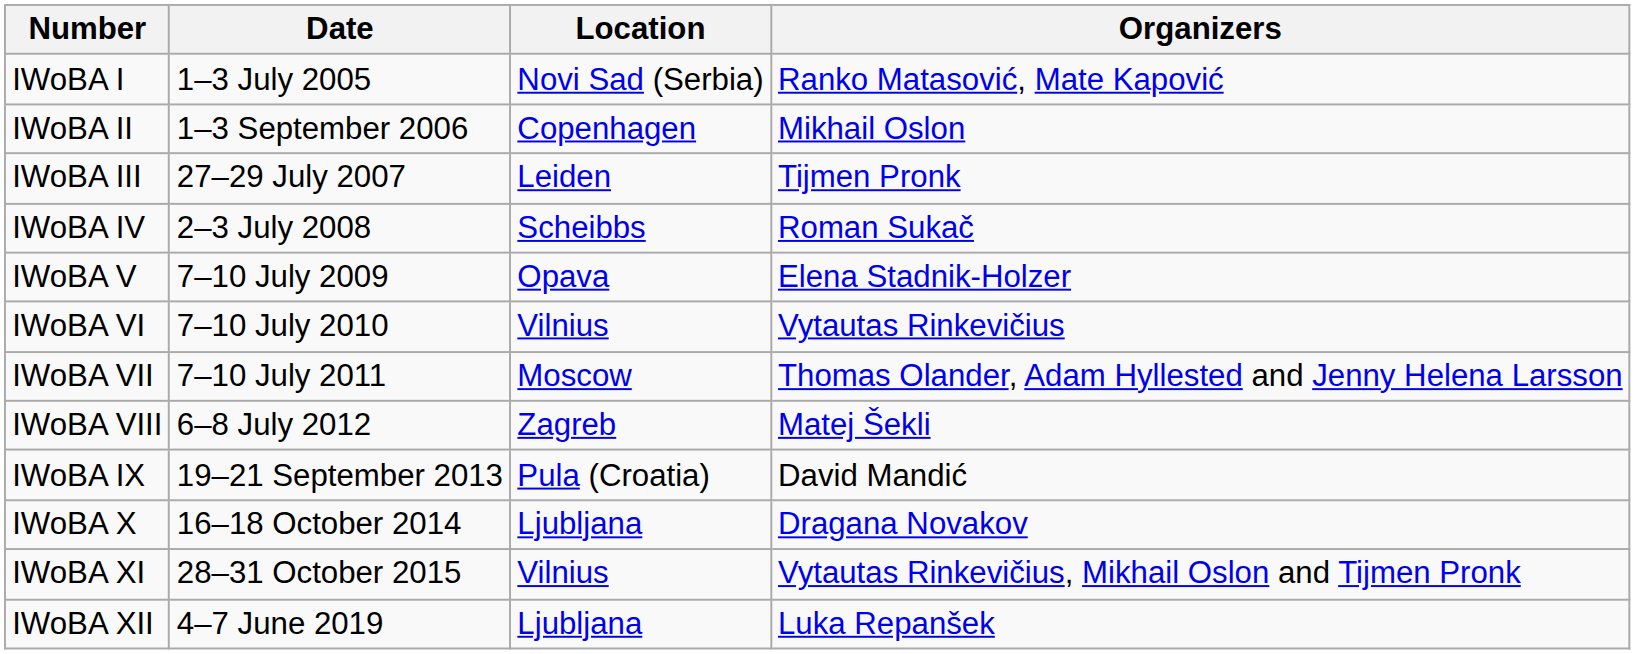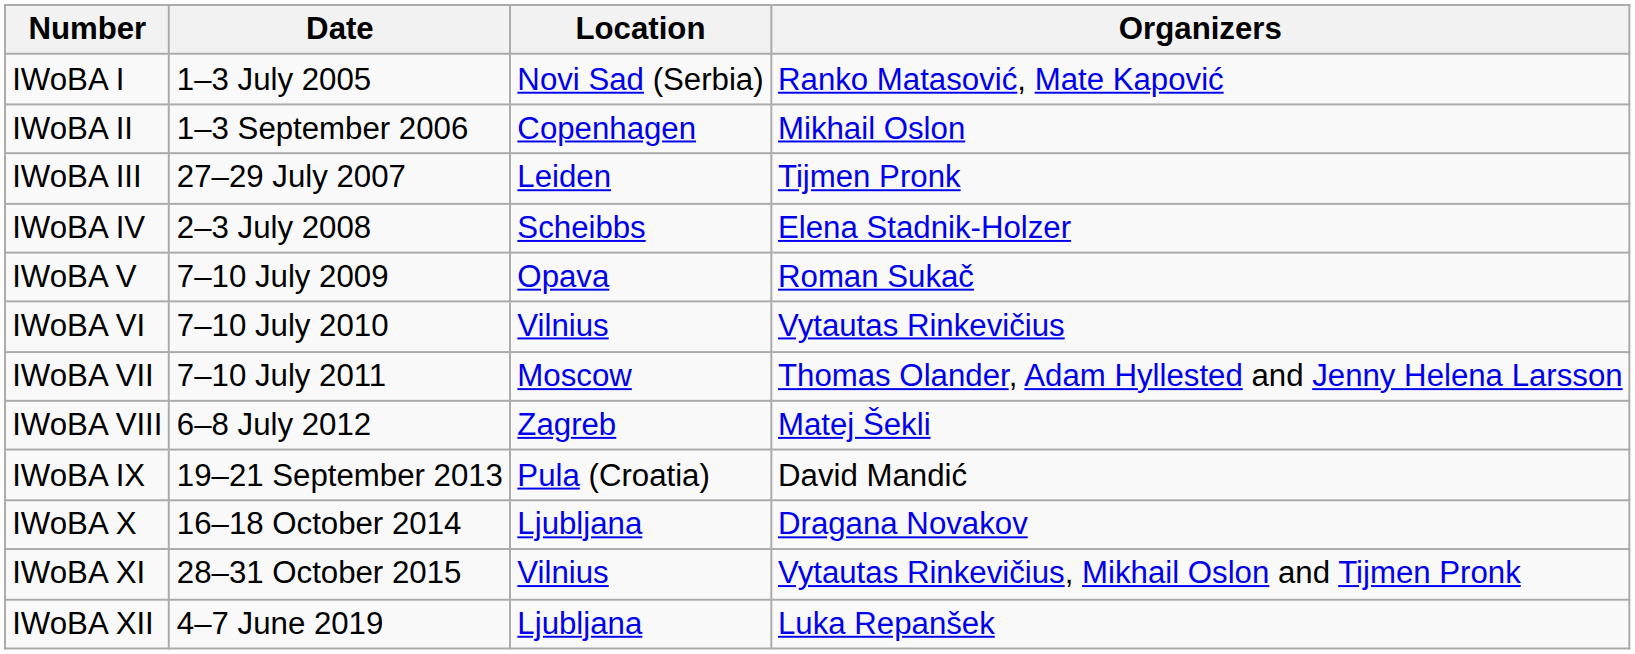(876, 227) Roman Sukač -> (925, 227) Elena Stadnik-Holzer
(925, 276) Elena Stadnik-Holzer -> (876, 276) Roman Sukač
